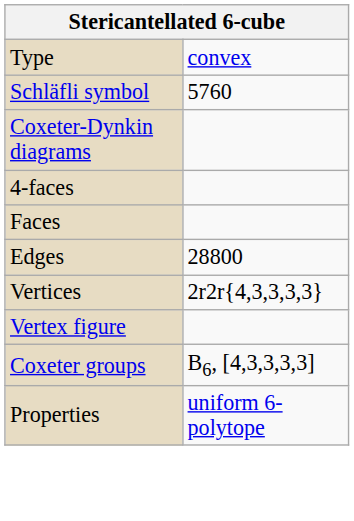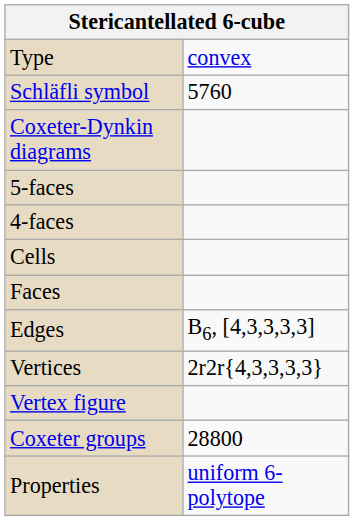+ row: (42, 186)
+ row: (33, 257)
(215, 257) 28800 -> (251, 329) B6, [4,3,3,3,3]
(251, 364) B6, [4,3,3,3,3] -> (215, 437) 28800
